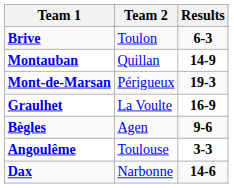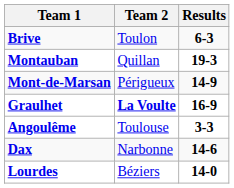(203, 60) 14-9 -> (204, 60) 19-3
(203, 82) 19-3 -> (204, 82) 14-9
(145, 104) normal -> (147, 104) bold
- row: (27, 127)
+ row: (33, 171)
